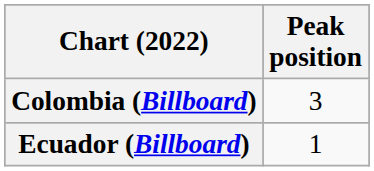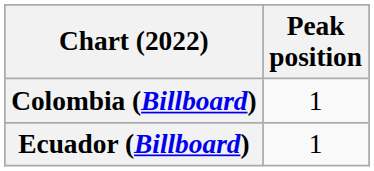(316, 100) 3 -> (316, 100) 1
